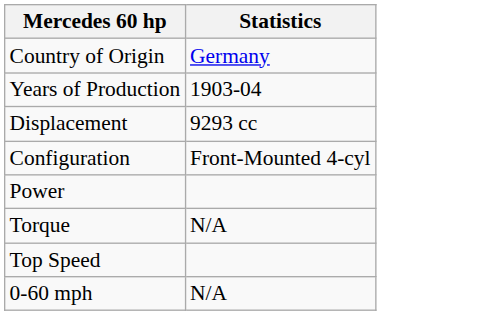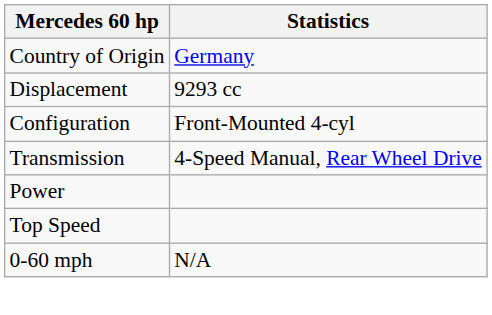- row: (95, 89)
+ row: (67, 157)
- row: (40, 225)
